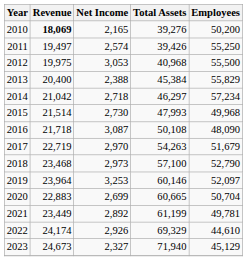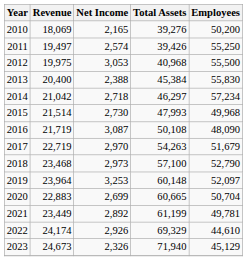(57, 29) bold -> (57, 29) normal
(225, 79) 55,829 -> (225, 79) 55,830
(57, 130) 21,718 -> (57, 130) 21,719
(172, 180) 60,146 -> (172, 180) 60,148
(116, 247) 2,327 -> (116, 247) 2,326
